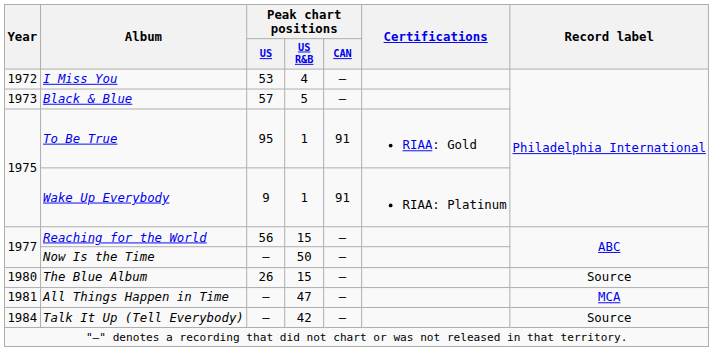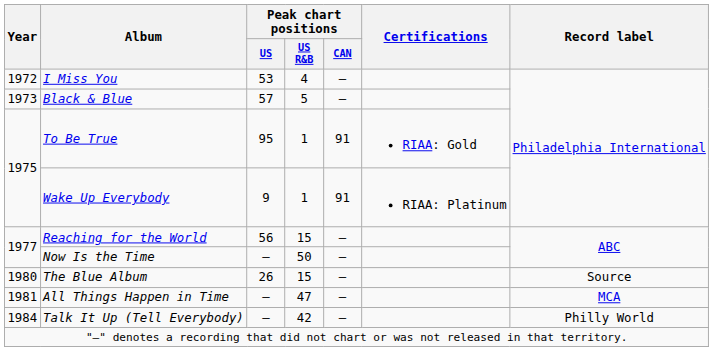(609, 318) Source -> (609, 318) Philly World
